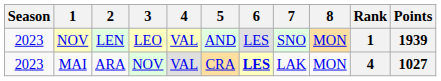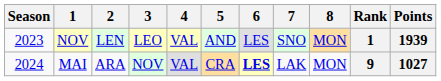(29, 64) 2023 -> (29, 64) 2024
(370, 64) 4 -> (370, 64) 9
